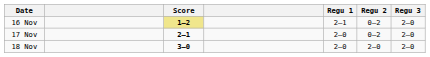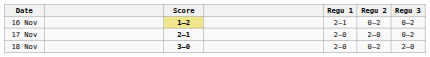(408, 22) 2–0 -> (408, 22) 0–2
(374, 34) 0–2 -> (374, 34) 2–0
(408, 34) 2–0 -> (408, 34) 0–2
(374, 46) 2–0 -> (374, 46) 0–2
